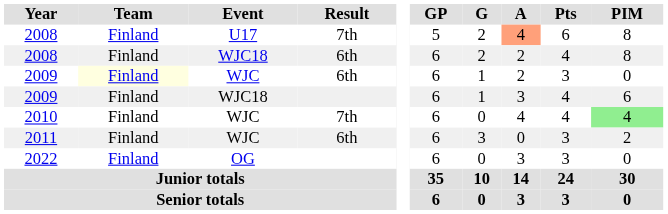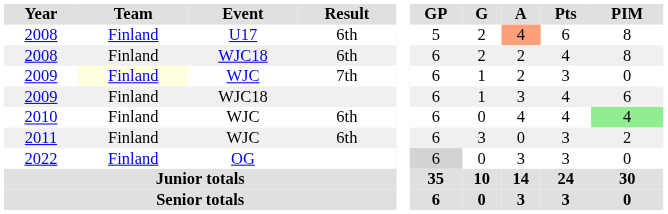(347, 34) 7th -> (347, 34) 6th
(347, 76) 6th -> (347, 76) 7th
(347, 117) 7th -> (347, 117) 6th
(436, 158) no background -> (436, 158) lightgrey background
